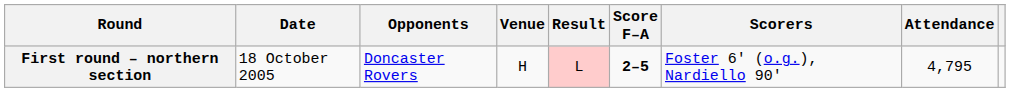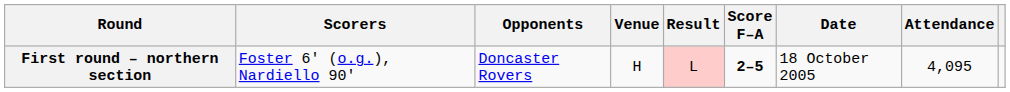columns swapped: (298, 25) <-> (781, 25)
(950, 67) 4,795 -> (950, 67) 4,095
